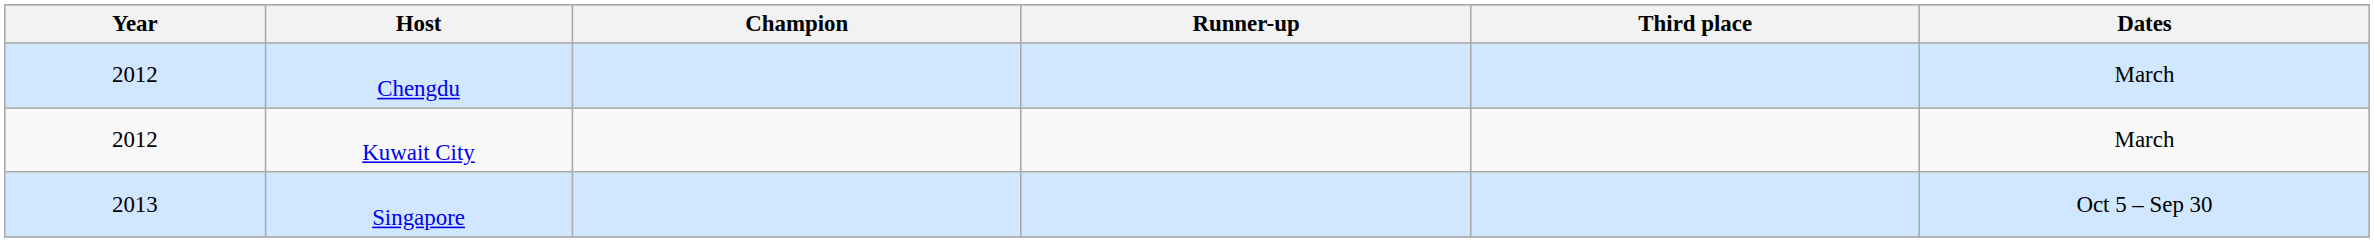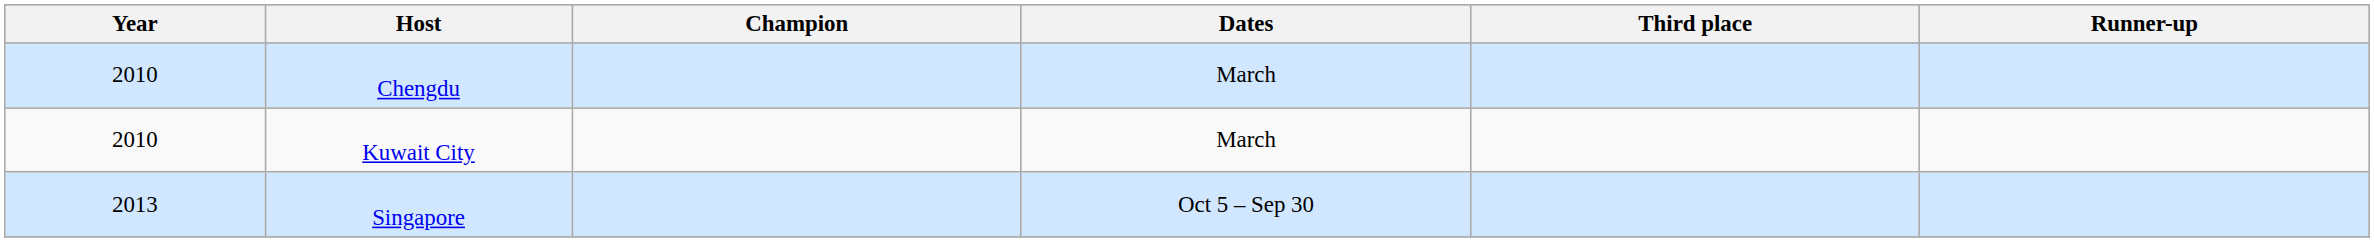columns swapped: (1246, 23) <-> (2144, 23)
(135, 75) 2012 -> (135, 75) 2010
(135, 139) 2012 -> (135, 139) 2010
